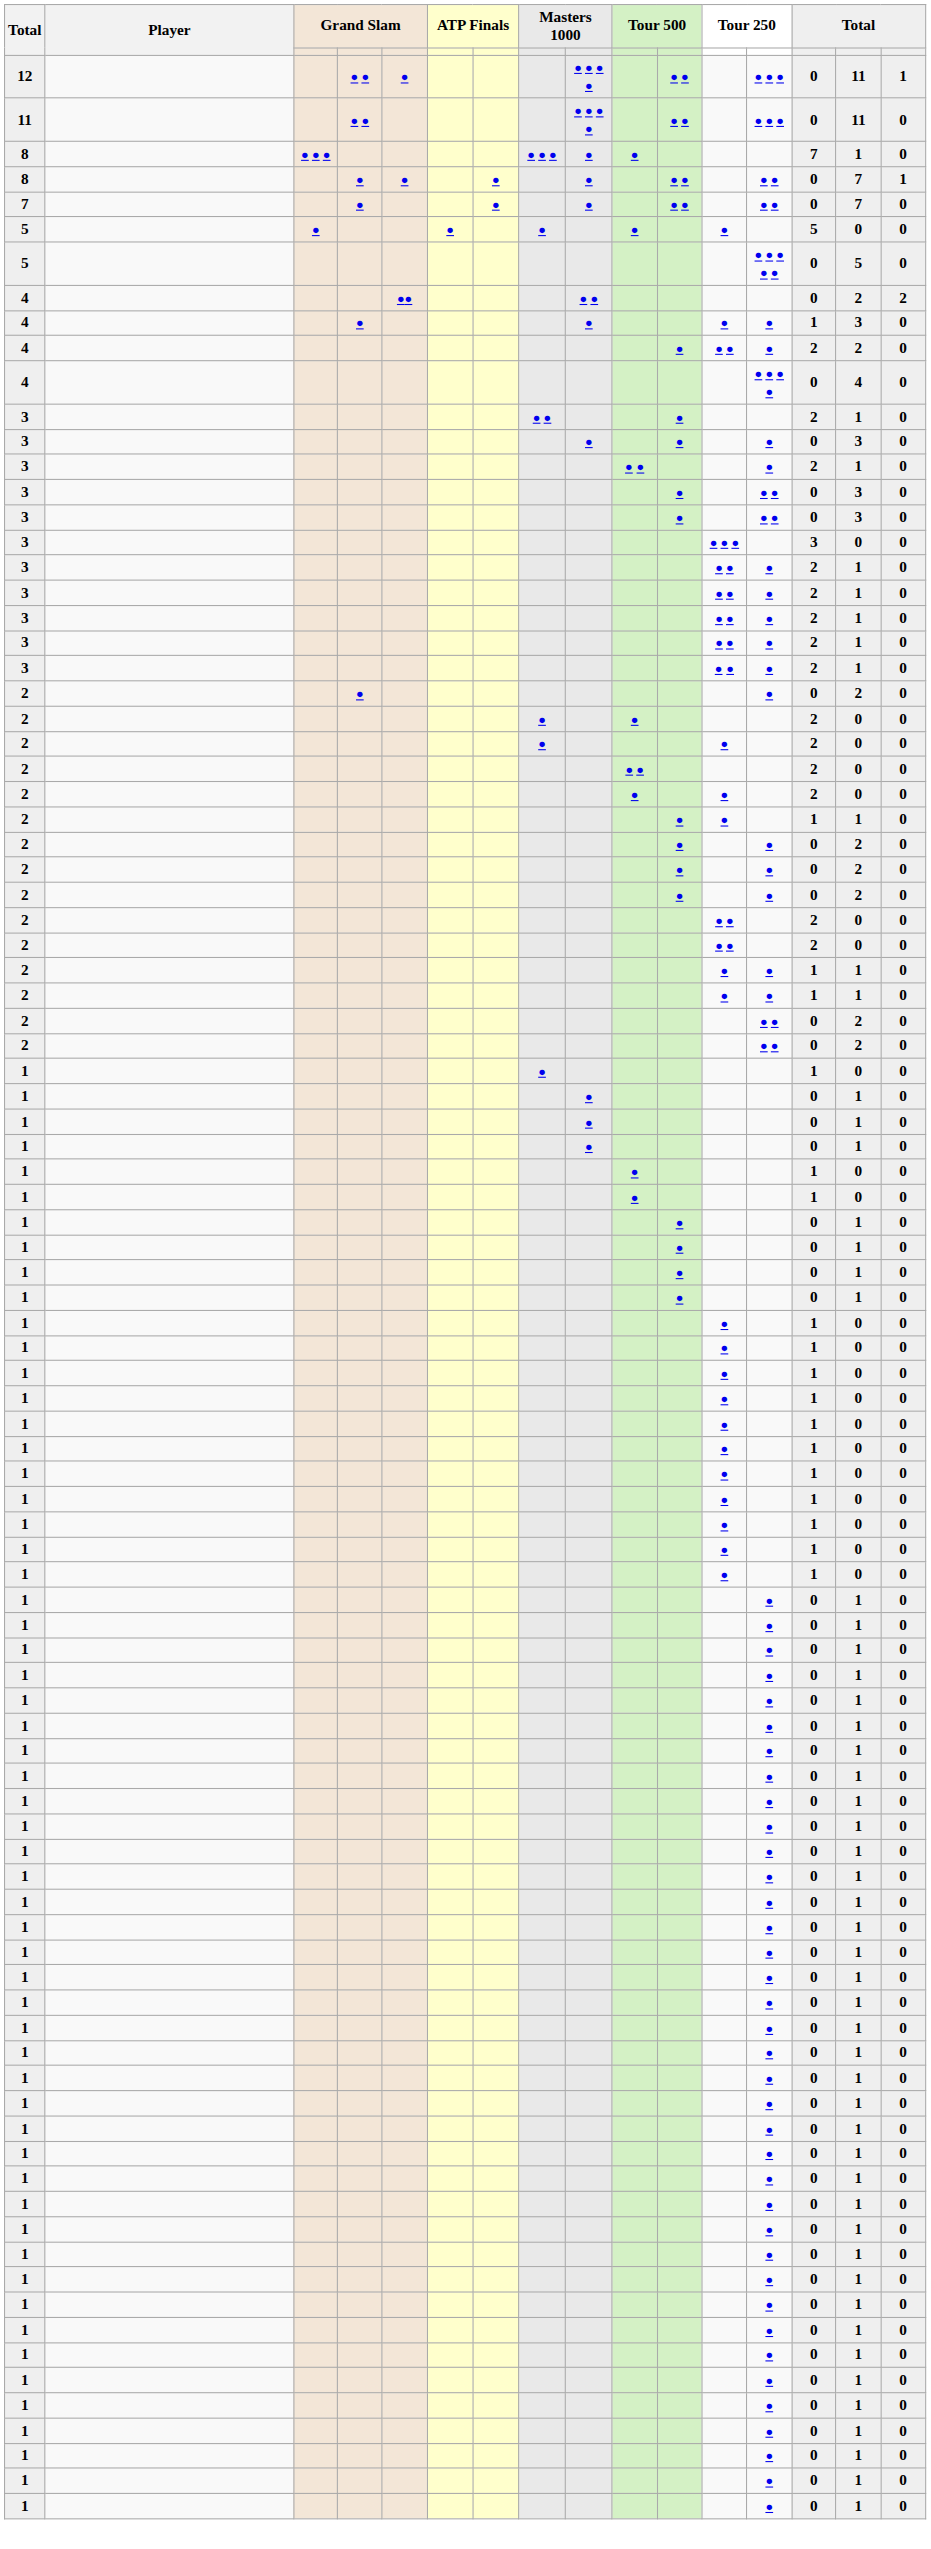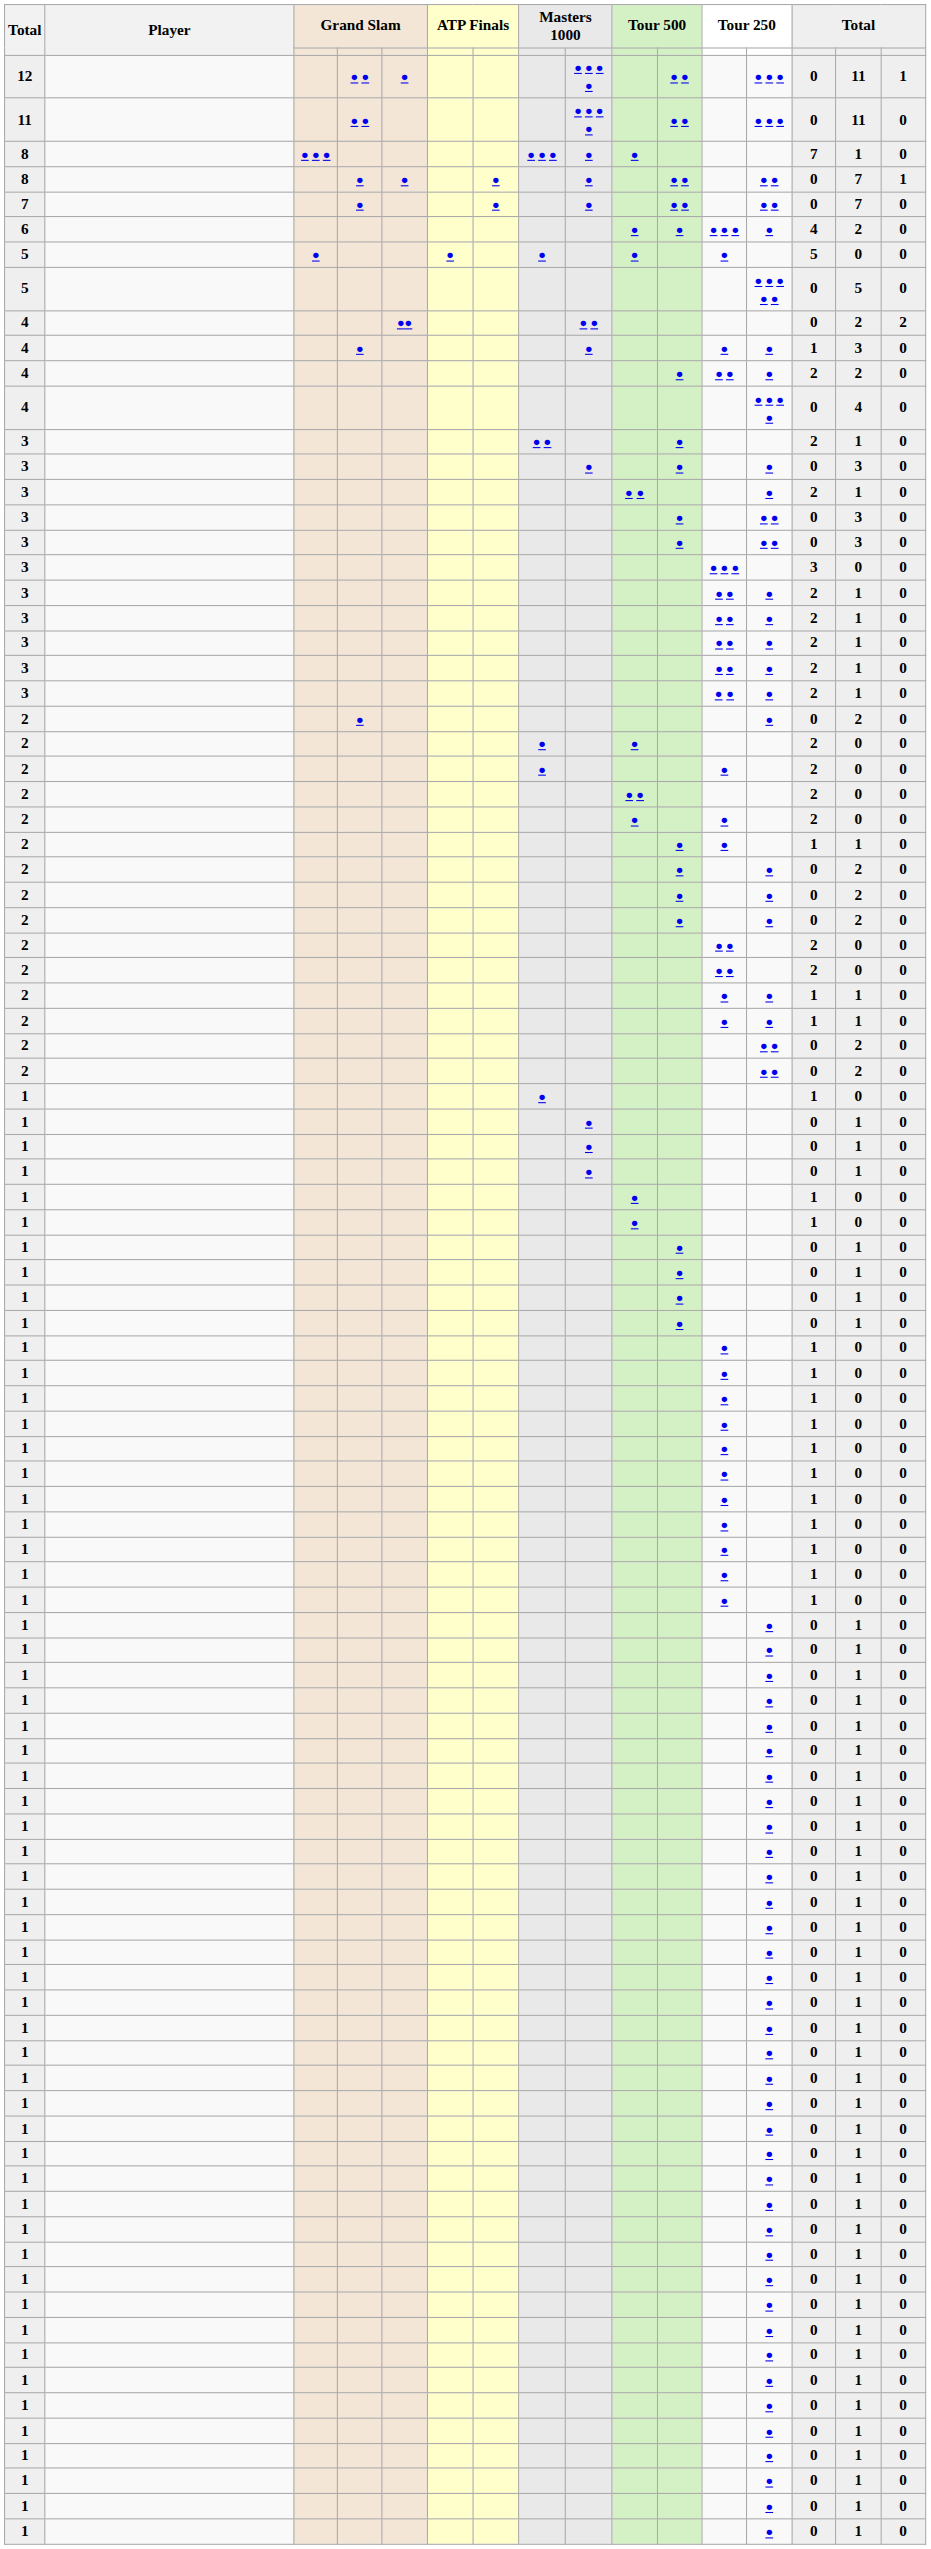+ row: (25, 229)
